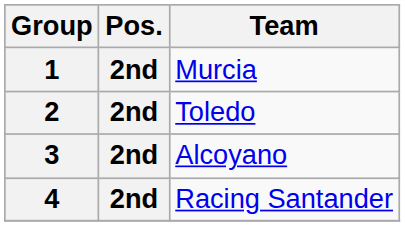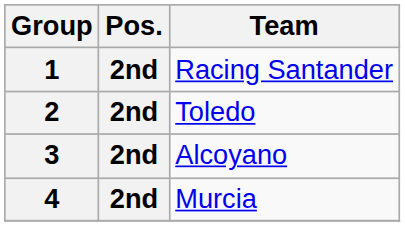(216, 69) Murcia -> (284, 69) Racing Santander
(284, 198) Racing Santander -> (216, 198) Murcia
